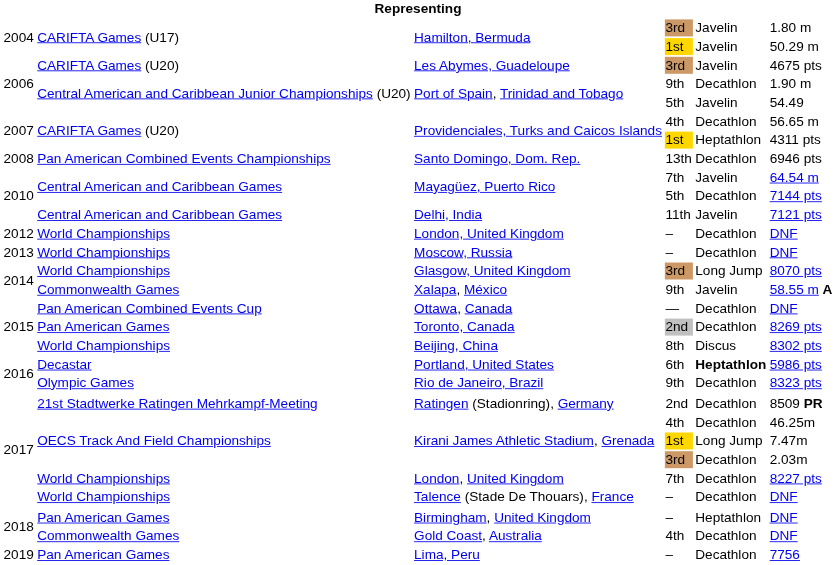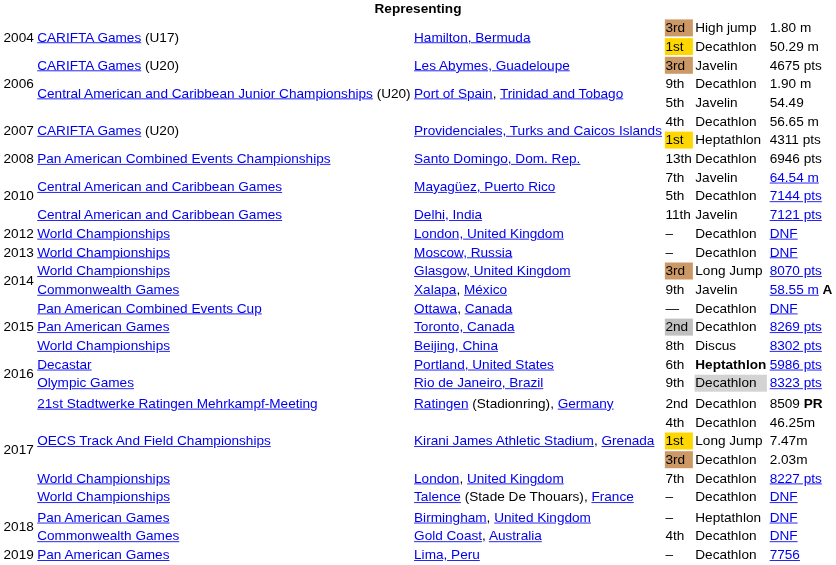(716, 27) Javelin -> (726, 27) High jump
(716, 46) Javelin -> (726, 46) Decathlon
(726, 383) no background -> (726, 383) lightgrey background
